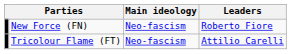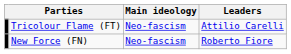rows swapped: (49, 27) <-> (66, 42)
